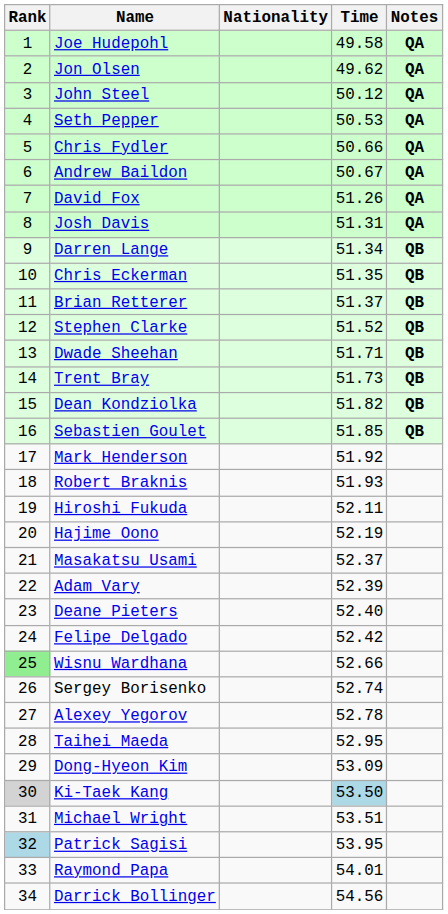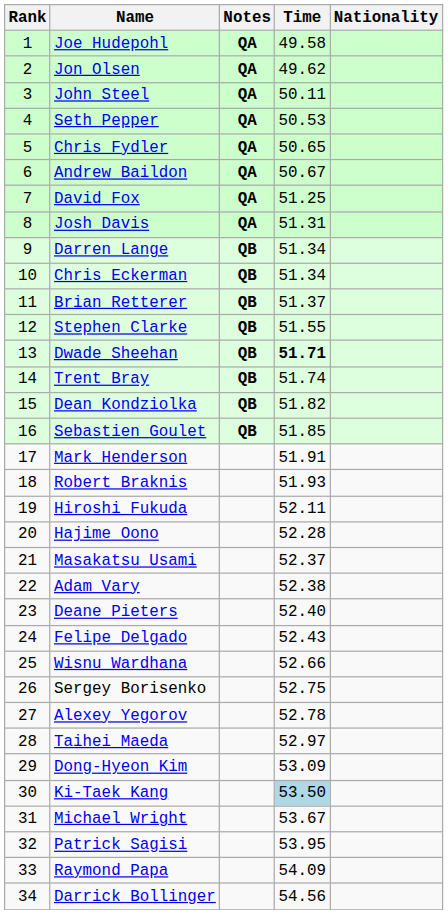columns swapped: (276, 18) <-> (415, 18)
(359, 95) 50.12 -> (302, 95) 50.11
(359, 147) 50.66 -> (302, 147) 50.65
(359, 198) 51.26 -> (302, 198) 51.25
(359, 276) 51.35 -> (302, 276) 51.34
(359, 328) 51.52 -> (302, 328) 51.55
(359, 354) normal -> (302, 354) bold
(359, 379) 51.73 -> (302, 379) 51.74
(359, 457) 51.92 -> (302, 457) 51.91
(359, 535) 52.19 -> (302, 535) 52.28
(359, 586) 52.39 -> (302, 586) 52.38
(359, 638) 52.42 -> (302, 638) 52.43
(27, 664) lightgreen background -> (27, 664) no background
(359, 690) 52.74 -> (302, 690) 52.75
(359, 741) 52.95 -> (302, 741) 52.97
(27, 793) lightgrey background -> (27, 793) no background
(359, 819) 53.51 -> (302, 819) 53.67
(27, 845) lightblue background -> (27, 845) no background
(359, 871) 54.01 -> (302, 871) 54.09
